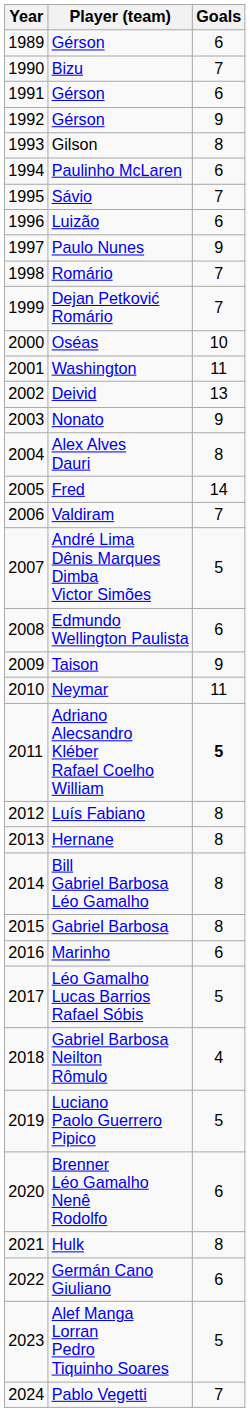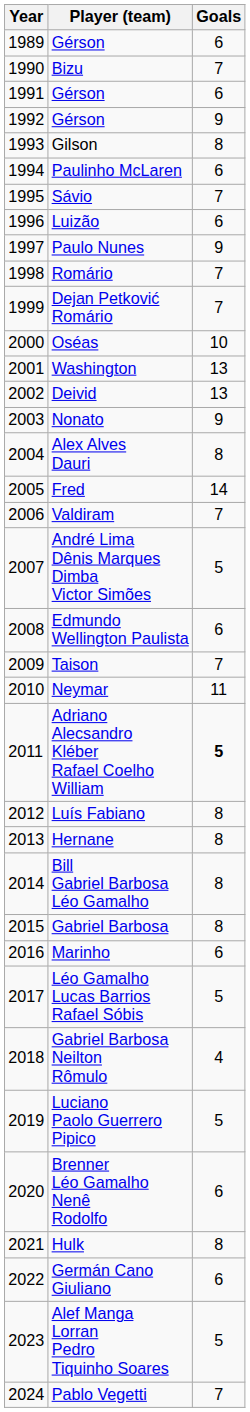(219, 368) 11 -> (219, 368) 13
(219, 664) 9 -> (219, 664) 7
